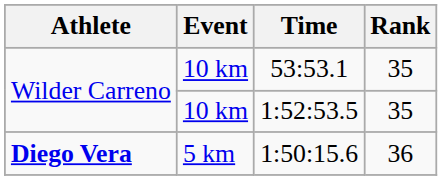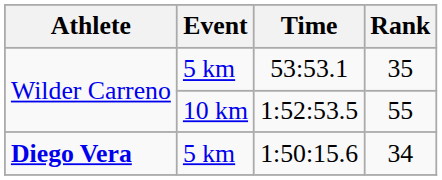(215, 68) 10 km -> (209, 68) 5 km
(400, 111) 35 -> (400, 111) 55
(400, 153) 36 -> (400, 153) 34
